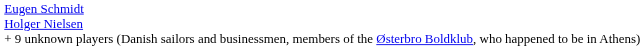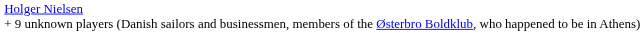- row: (44, 8)
